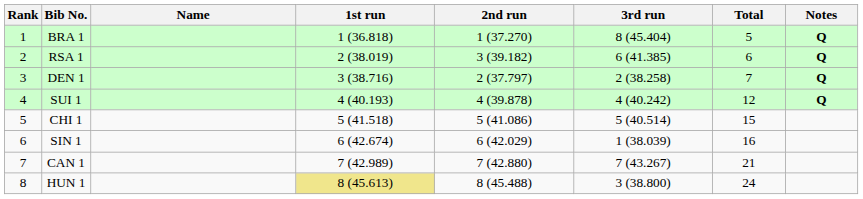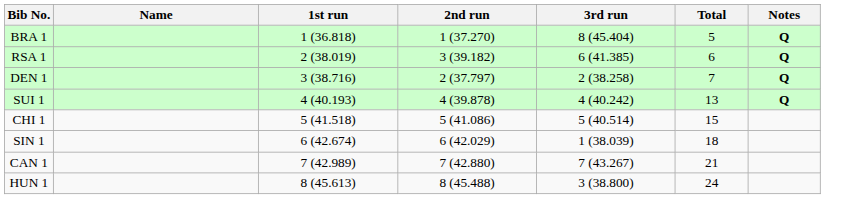- column: (23, 15)
(749, 99) 12 -> (712, 99) 13
(749, 141) 16 -> (712, 141) 18
(365, 183) khaki background -> (328, 183) no background
